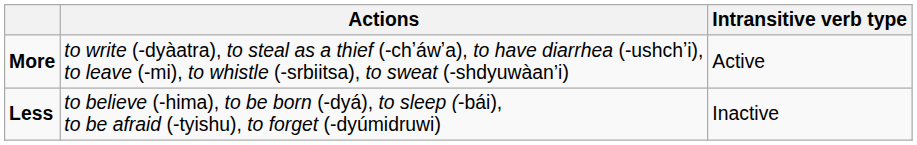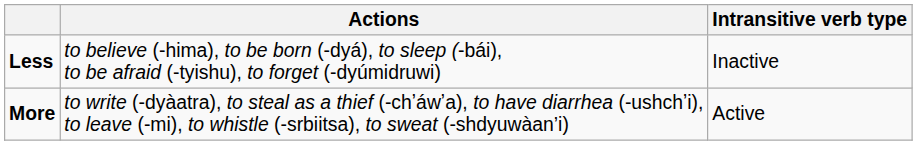rows swapped: (32, 61) <-> (31, 113)
